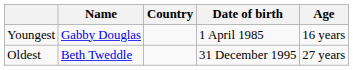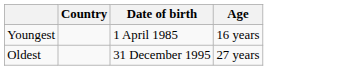- column: (101, 14)
